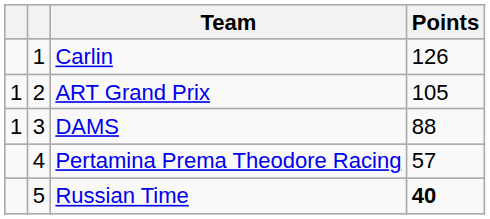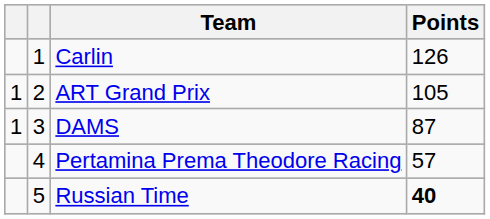(424, 126) 88 -> (424, 126) 87
